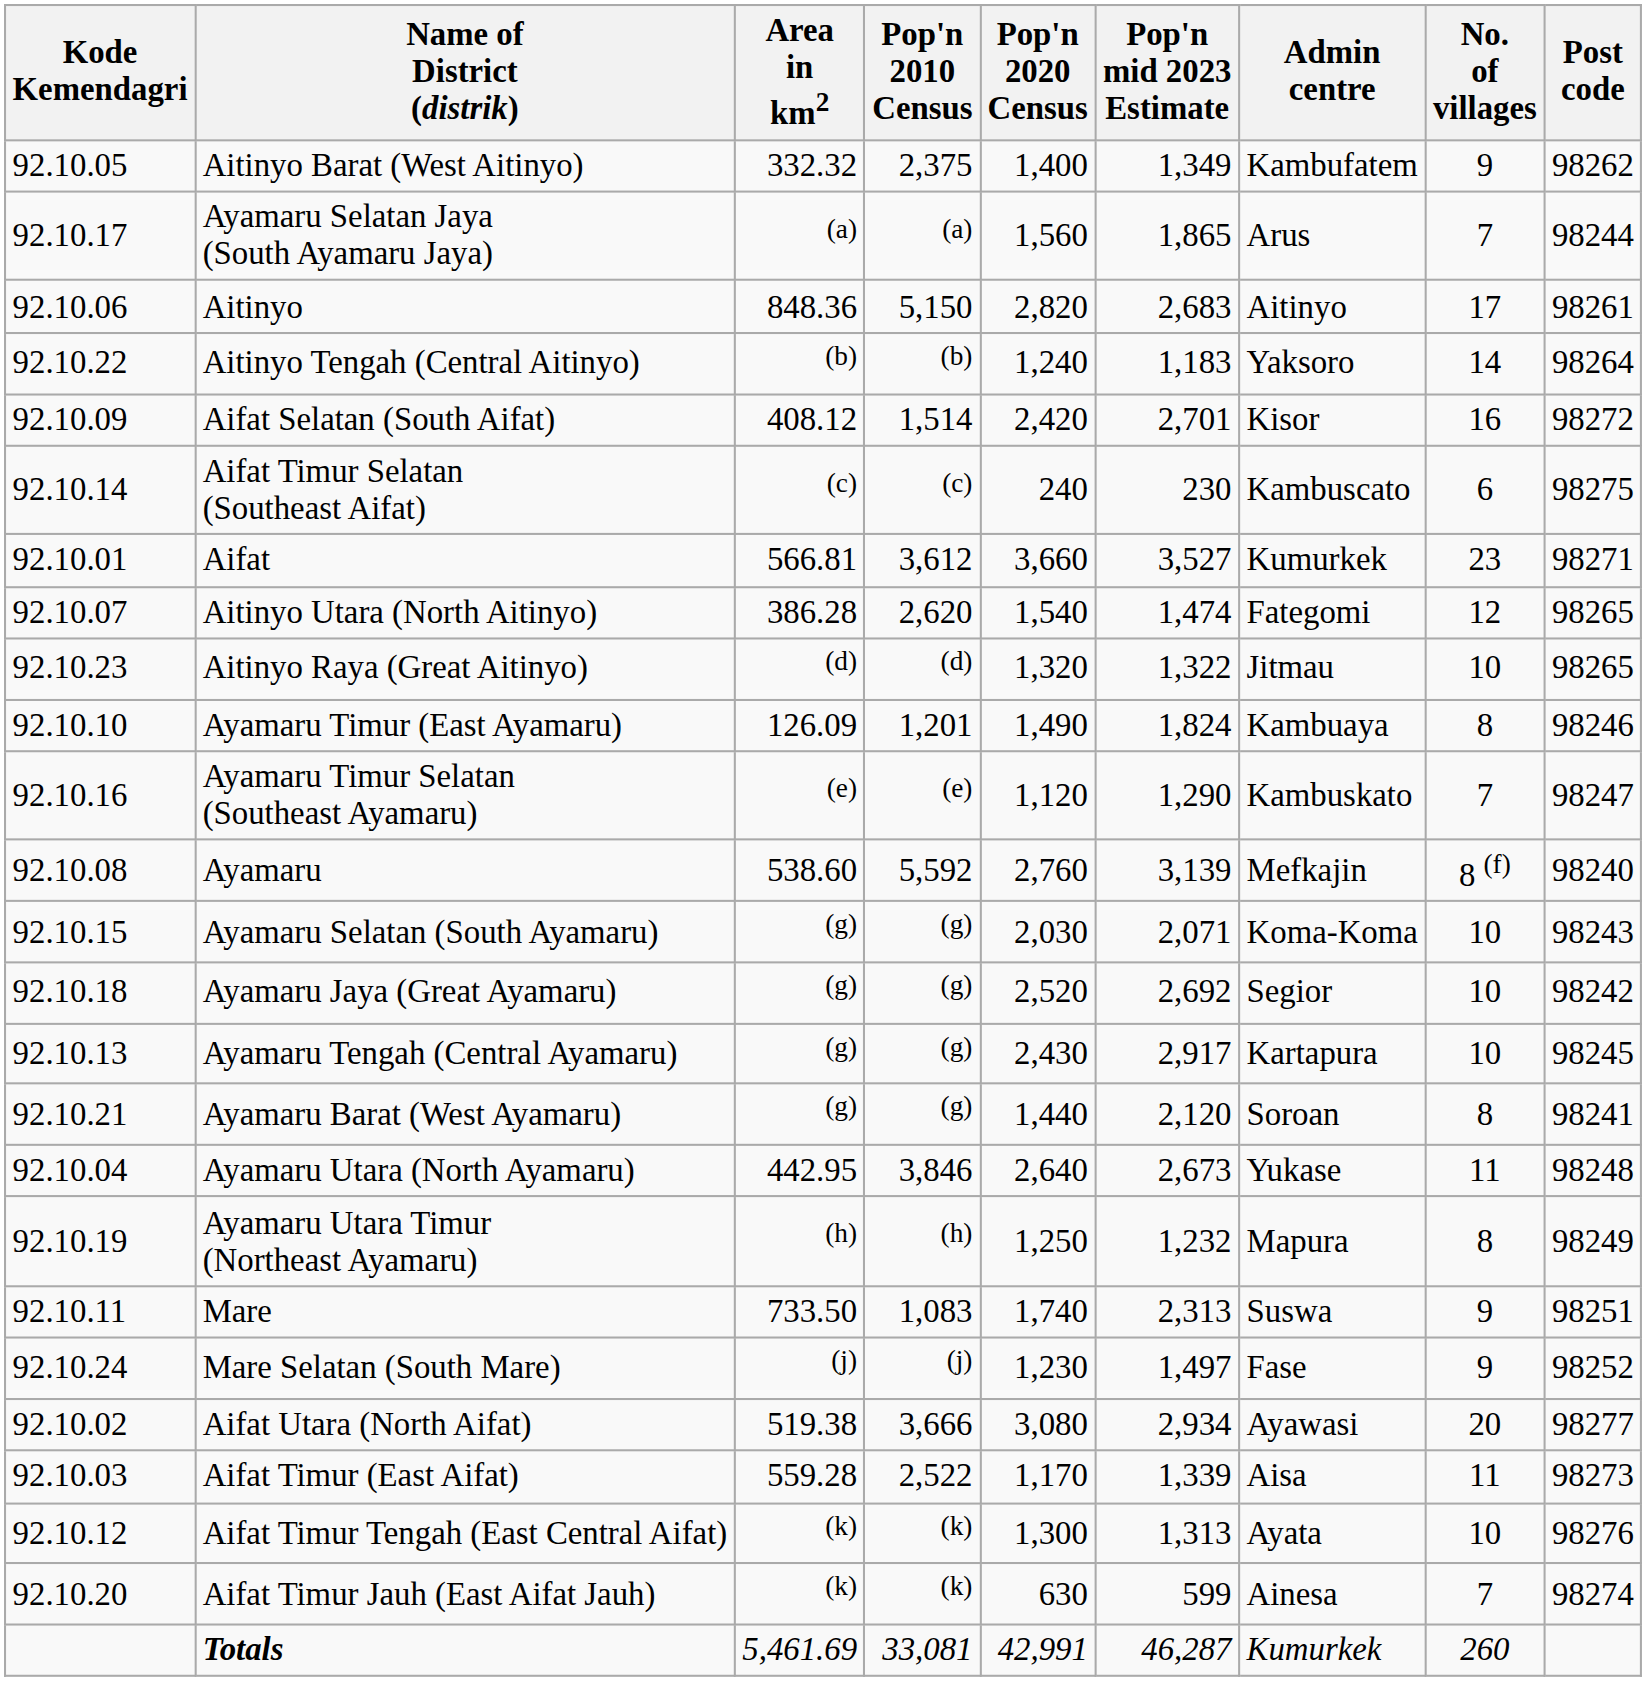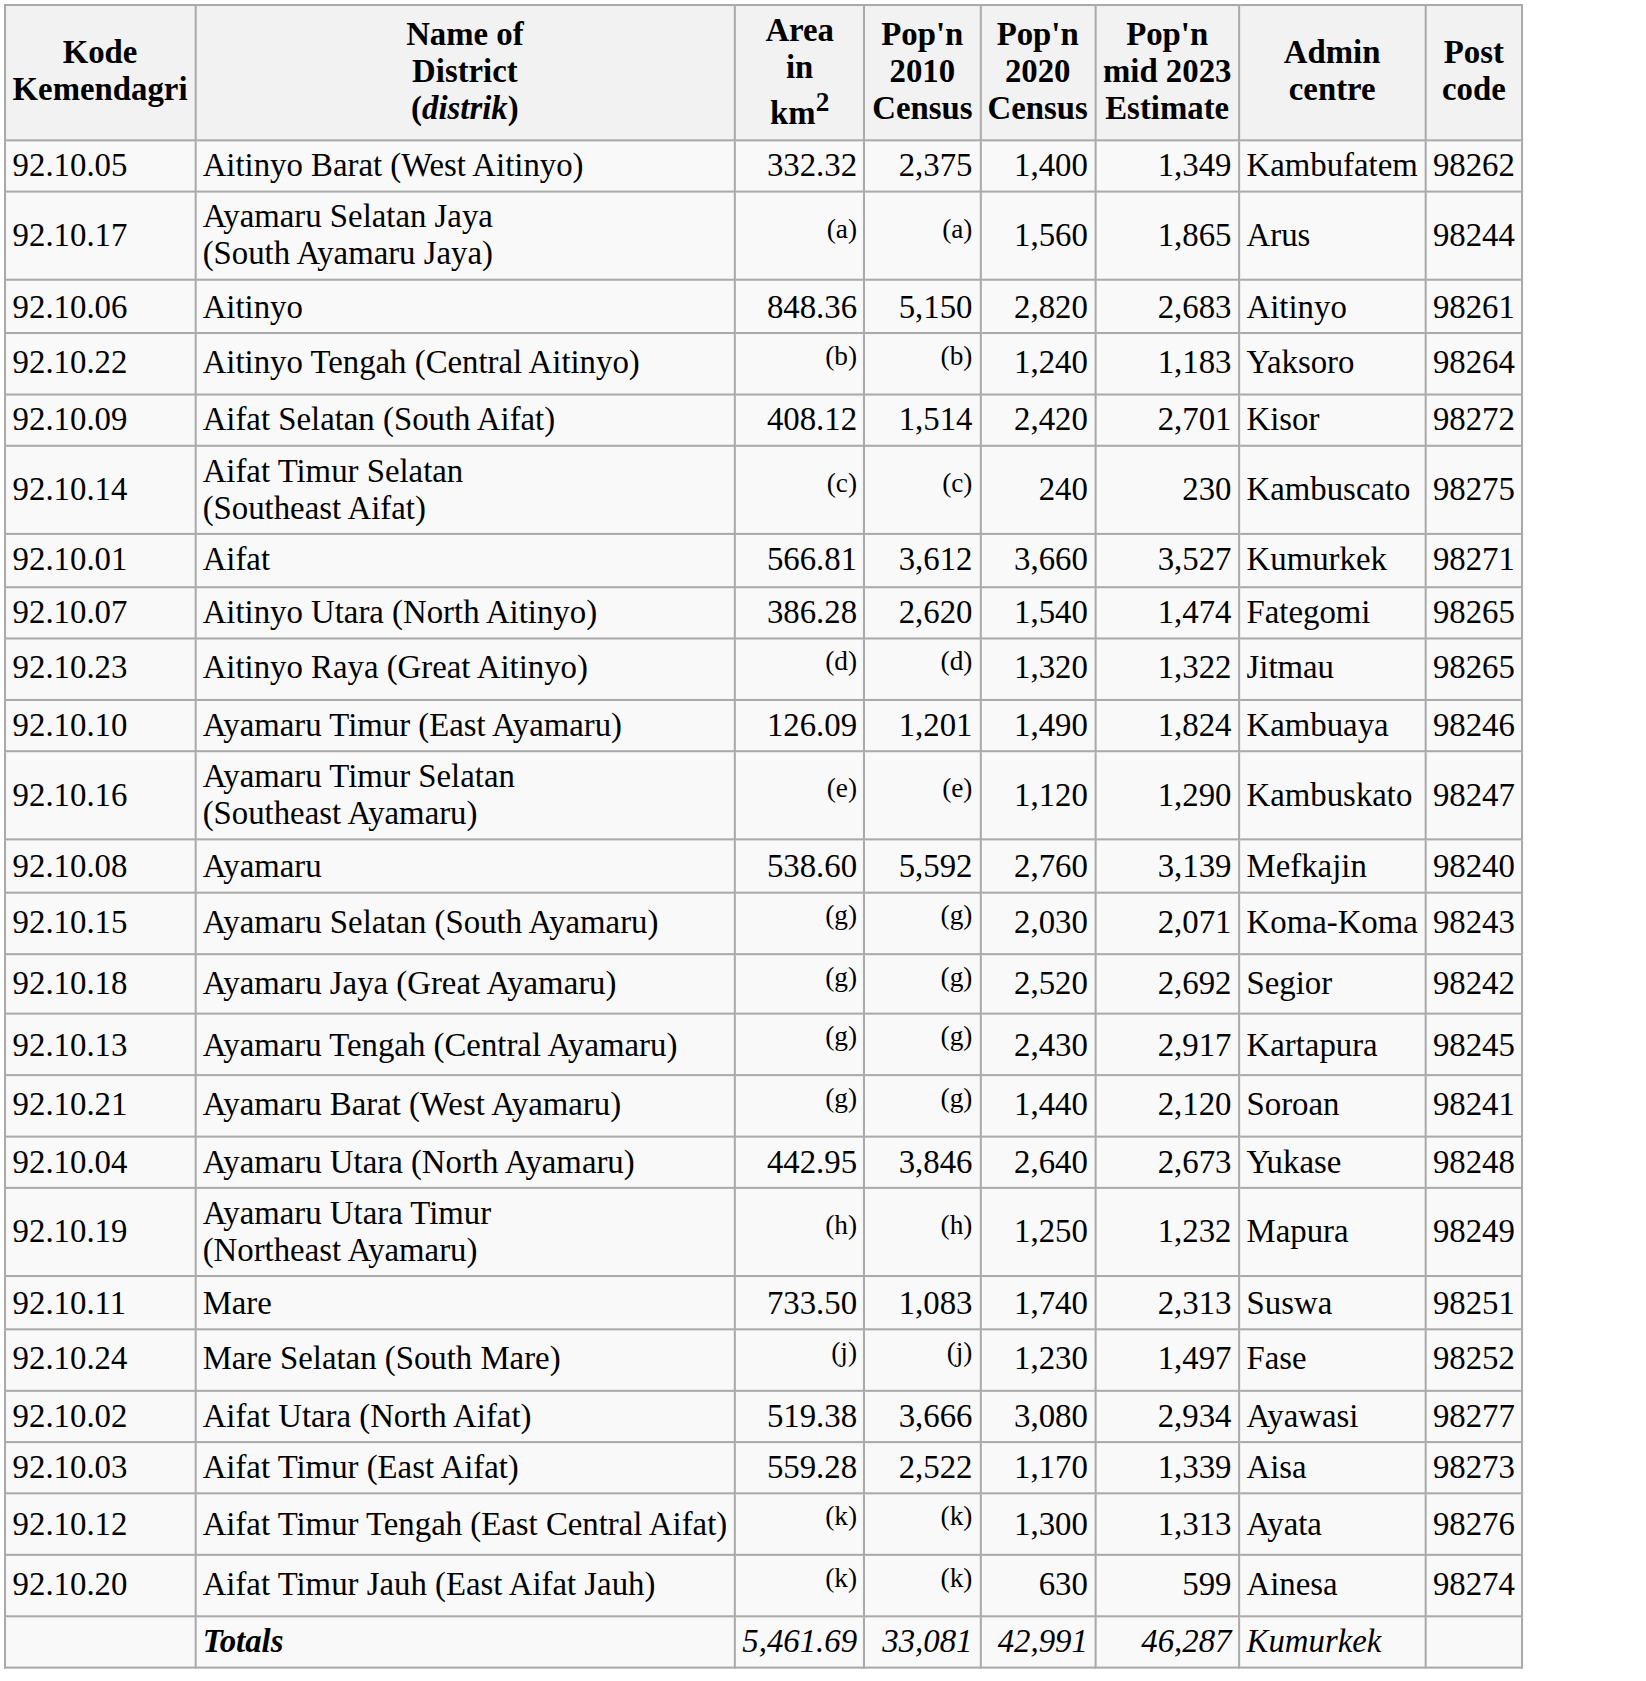- column: (1485, 71)
